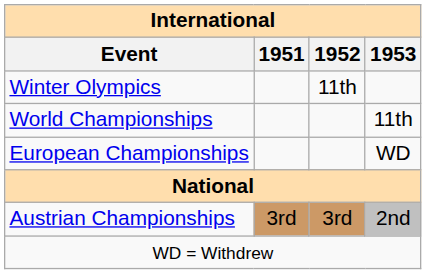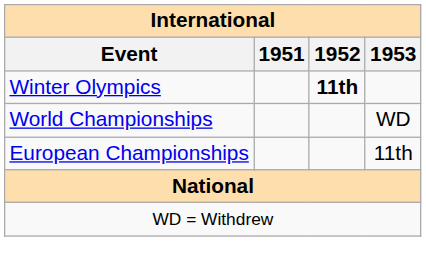(337, 86) normal -> (337, 86) bold
(393, 119) 11th -> (393, 119) WD
(393, 152) WD -> (393, 152) 11th
- row: (122, 218)
